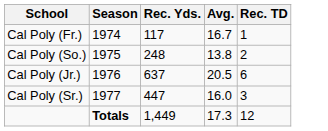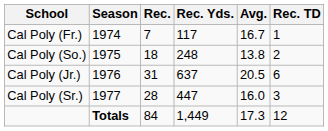+ column: (157, 14)
